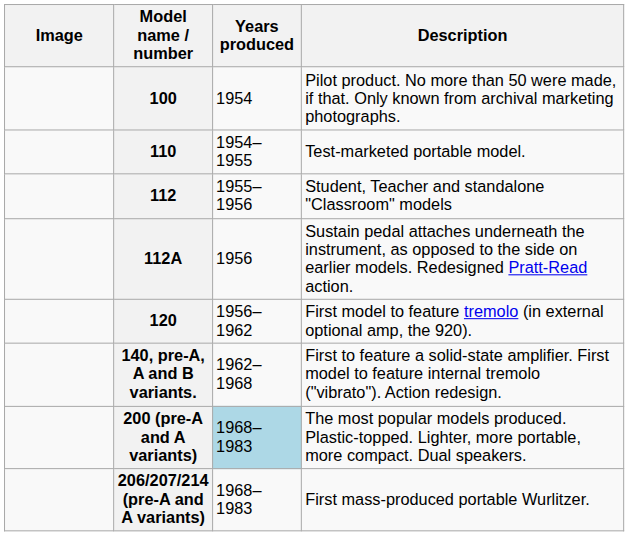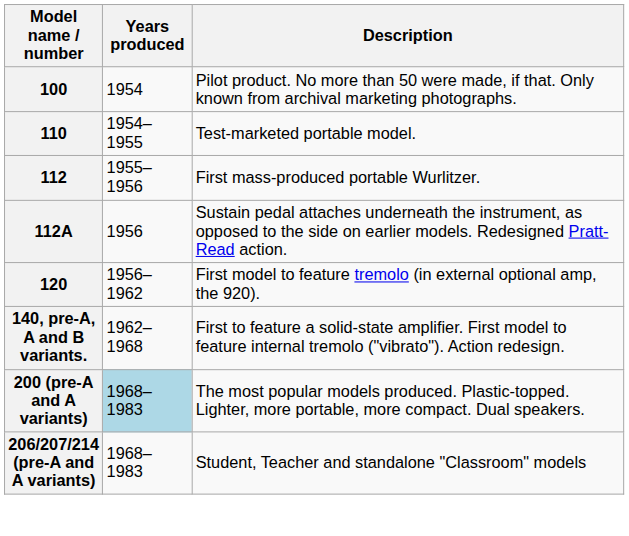- column: (59, 35)
(425, 196) Student, Teacher and standalone "Classroom" models -> (338, 177) First mass-produced portable Wurlitzer.
(447, 499) First mass-produced portable Wurlitzer. -> (391, 463) Student, Teacher and standalone "Classroom" models
